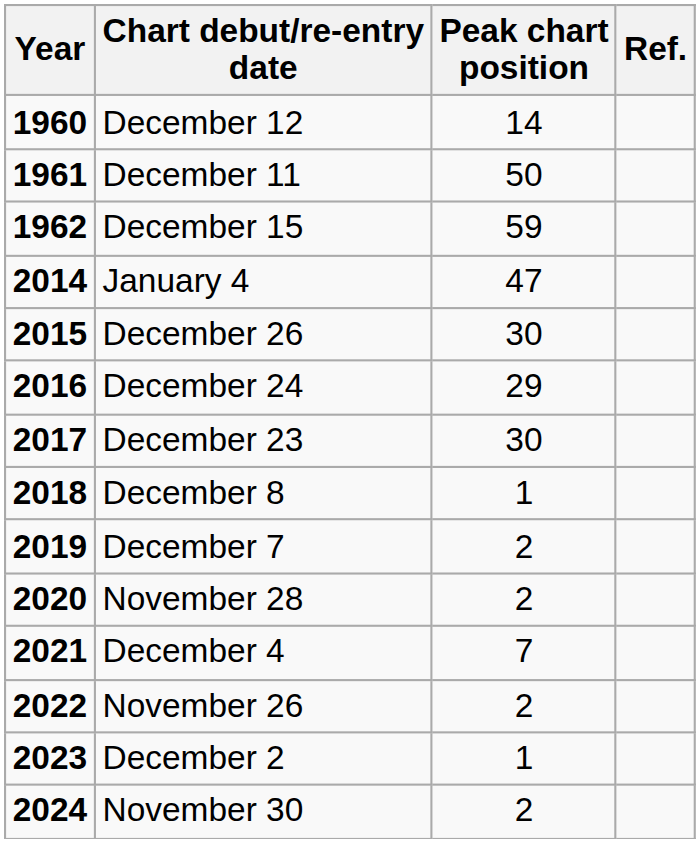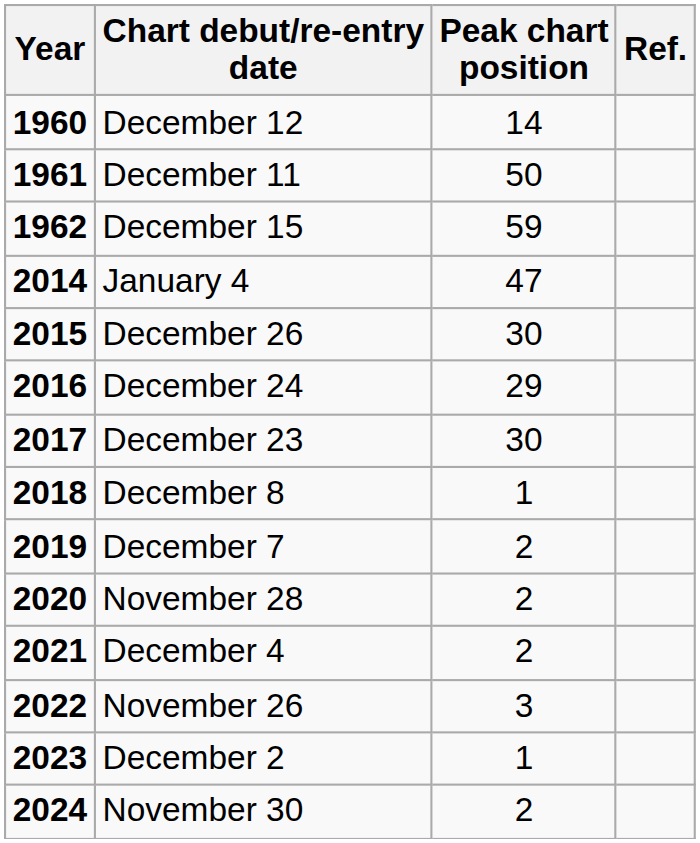(524, 652) 7 -> (524, 652) 2
(524, 705) 2 -> (524, 705) 3
